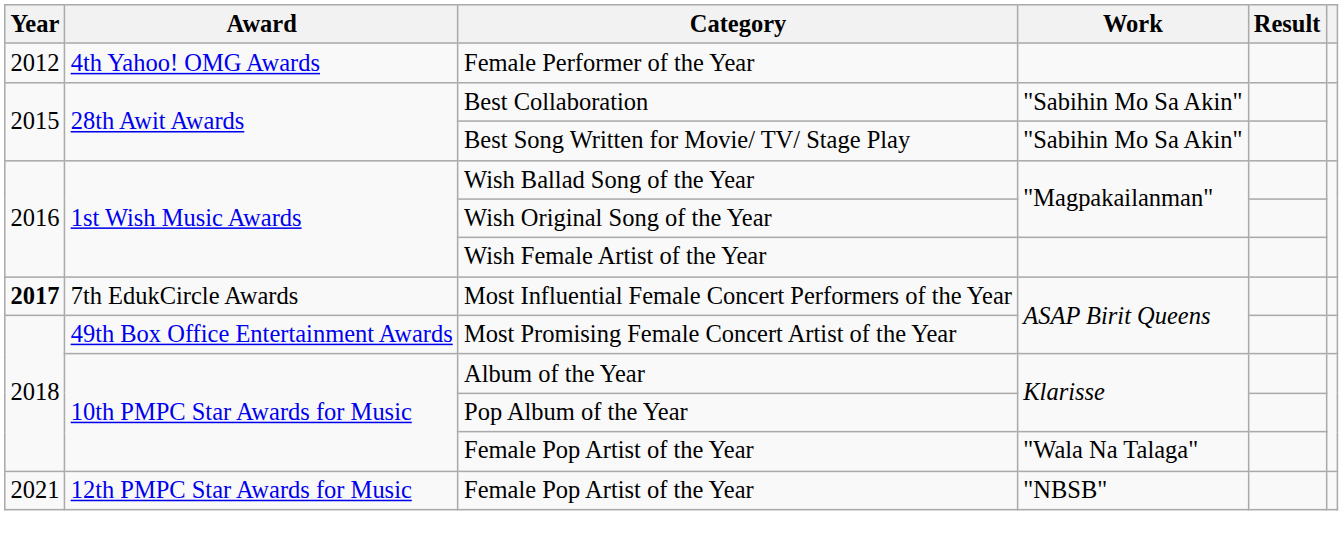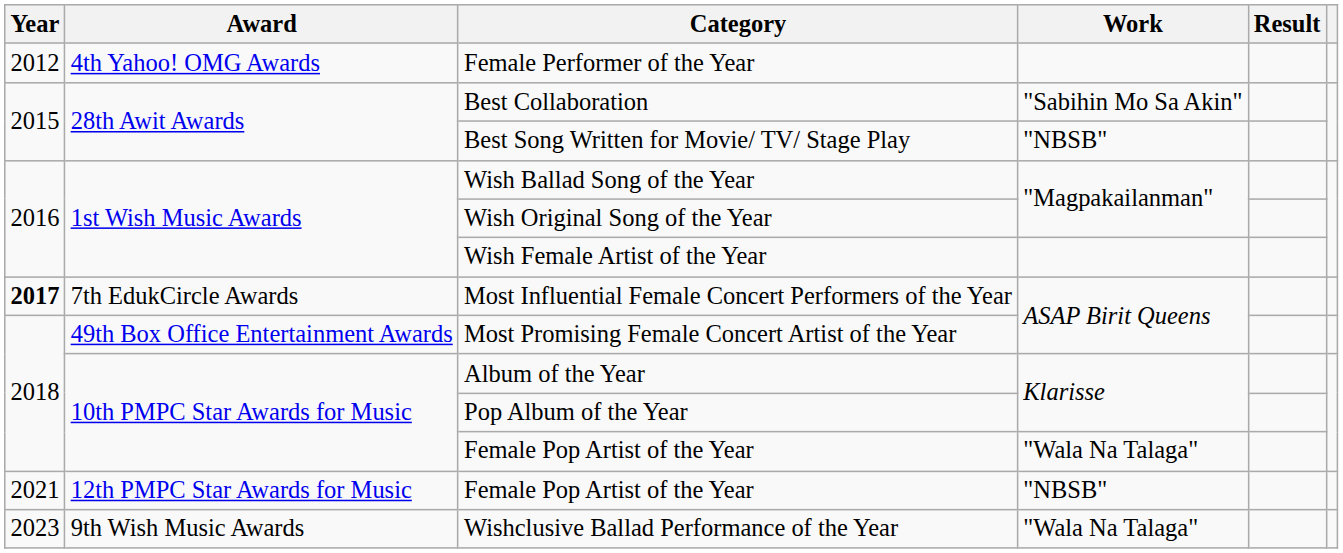(1133, 140) "Sabihin Mo Sa Akin" -> (1065, 140) "NBSB"
+ row: (187, 528)
